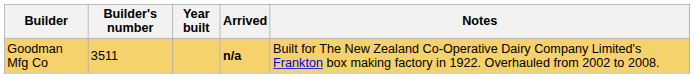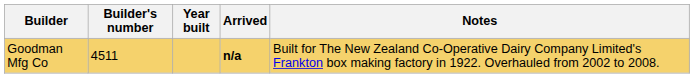(104, 55) 3511 -> (104, 55) 4511
